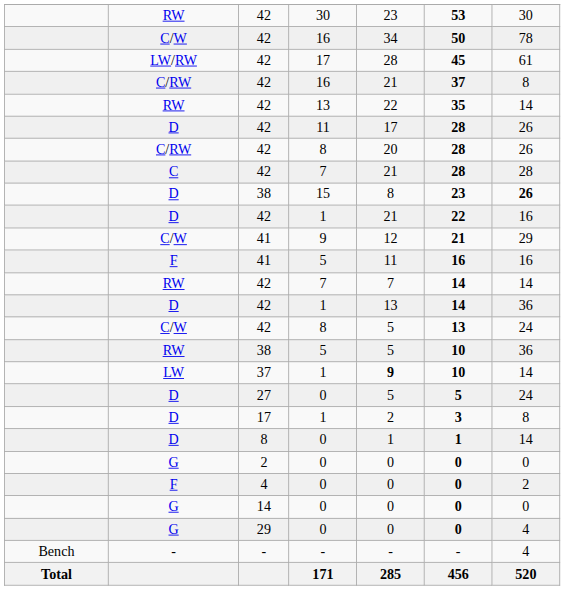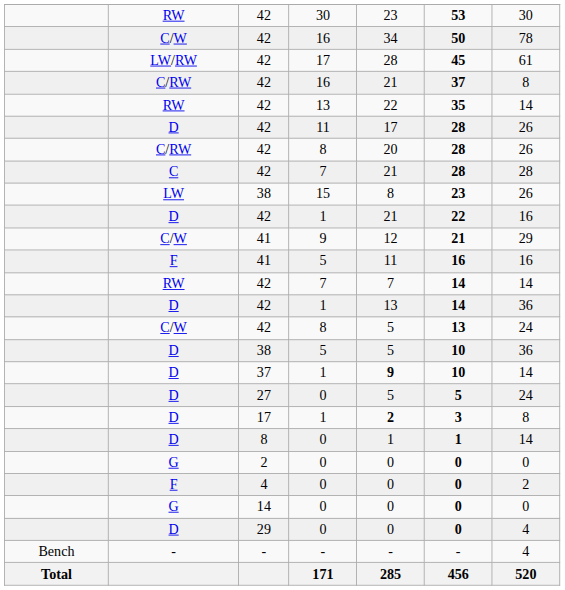(174, 194) D -> (174, 194) LW
(526, 194) bold -> (526, 194) normal
(174, 350) RW -> (174, 350) D
(174, 372) LW -> (174, 372) D
(391, 417) normal -> (391, 417) bold
(174, 529) G -> (174, 529) D
